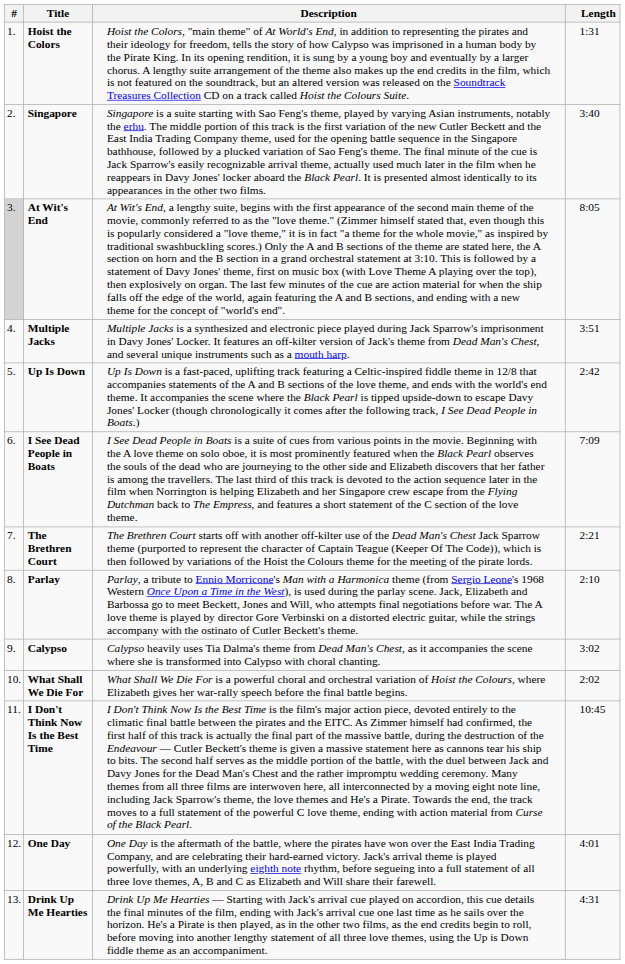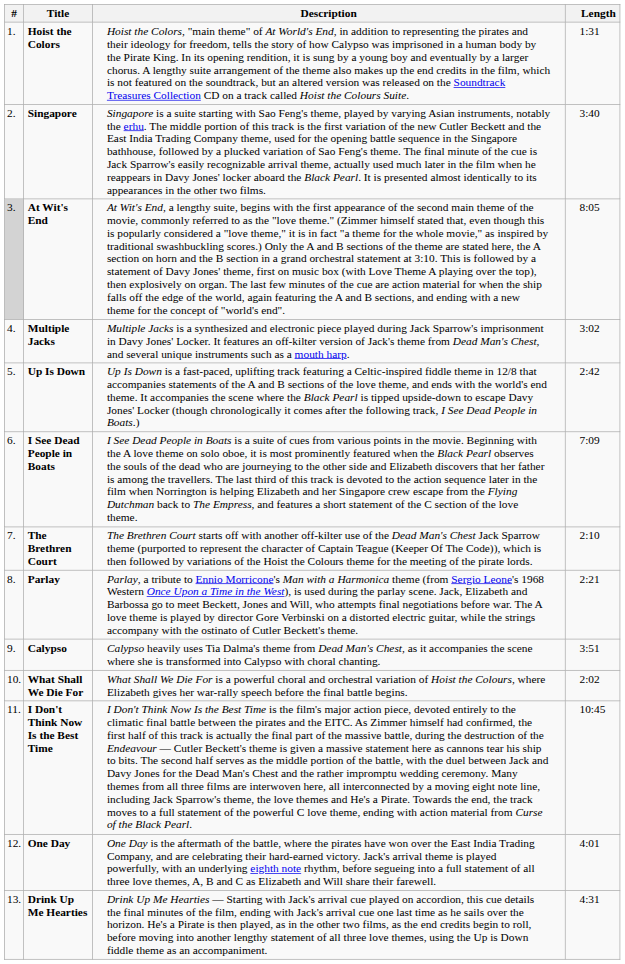(590, 328) 3:51 -> (590, 328) 3:02
(590, 535) 2:21 -> (590, 535) 2:10
(590, 579) 2:10 -> (590, 579) 2:21
(590, 648) 3:02 -> (590, 648) 3:51
